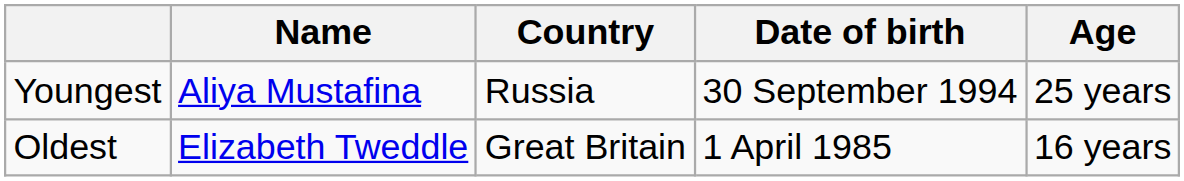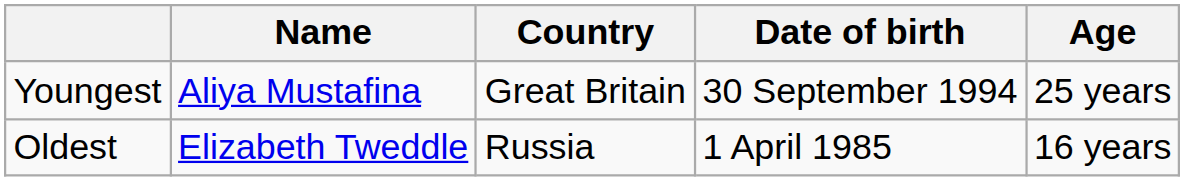(540, 89) Russia -> (585, 89) Great Britain
(585, 146) Great Britain -> (540, 146) Russia
